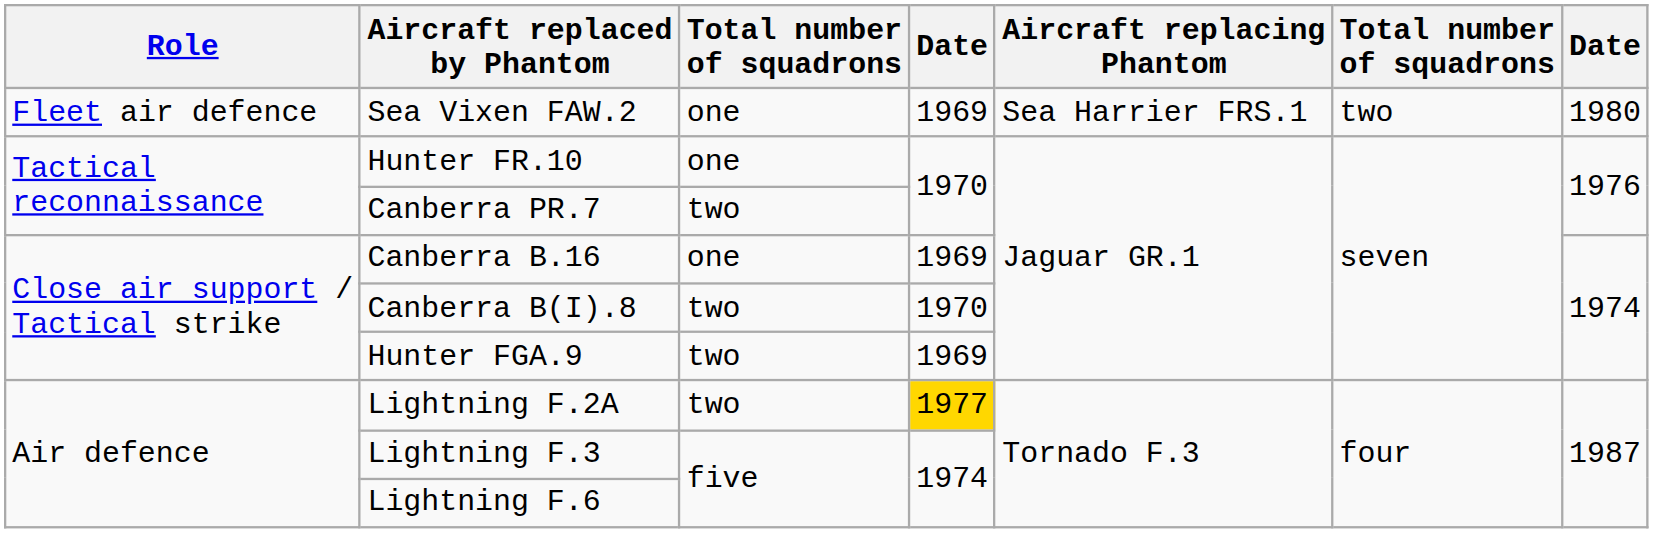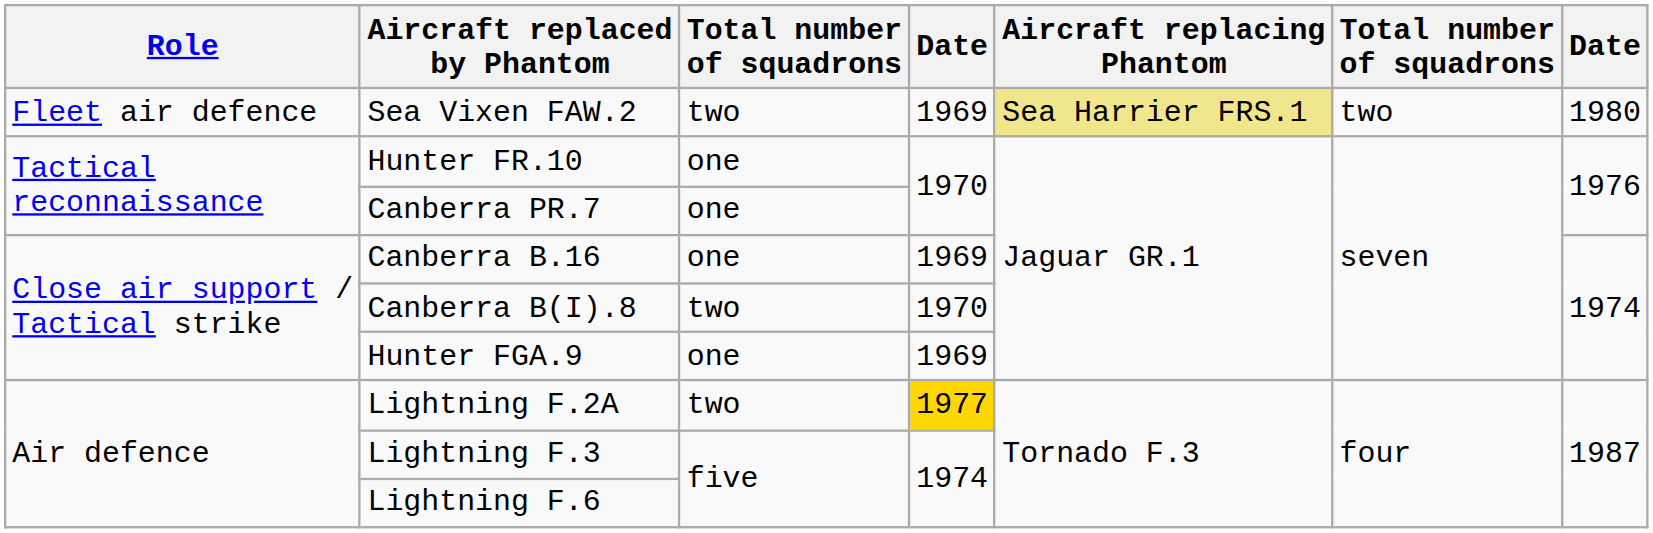(714, 113) one -> (714, 113) two
(1155, 113) no background -> (1155, 113) khaki background
(714, 210) two -> (714, 210) one
(714, 356) two -> (714, 356) one
